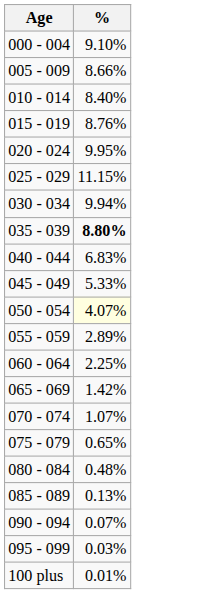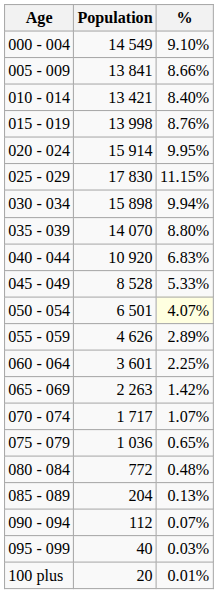+ column: (115, 17)
(104, 230) bold -> (188, 230) normal
